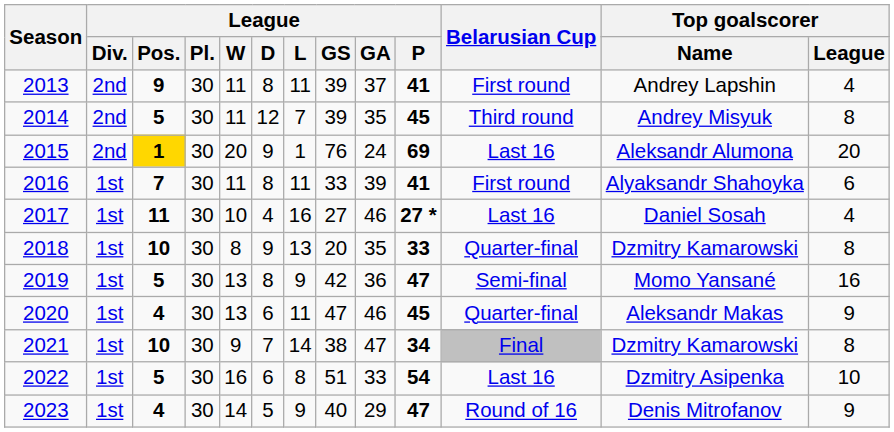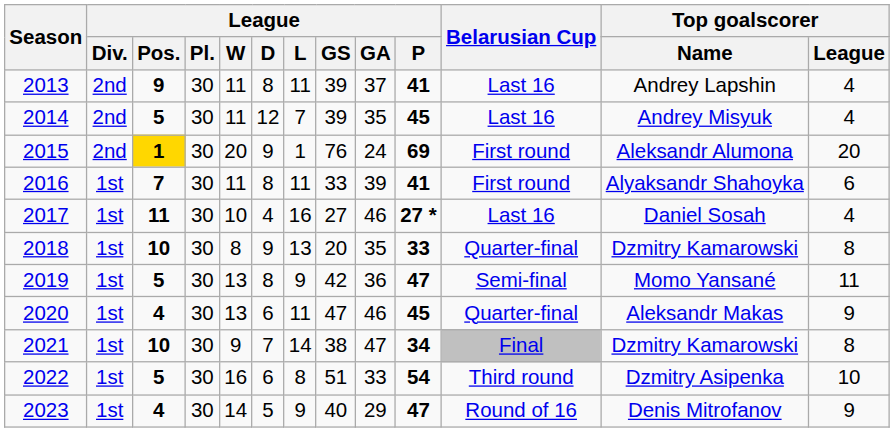(521, 85) First round -> (521, 85) Last 16
(521, 118) Third round -> (521, 118) Last 16
(849, 118) 8 -> (849, 118) 4
(521, 150) Last 16 -> (521, 150) First round
(849, 280) 16 -> (849, 280) 11
(521, 378) Last 16 -> (521, 378) Third round
